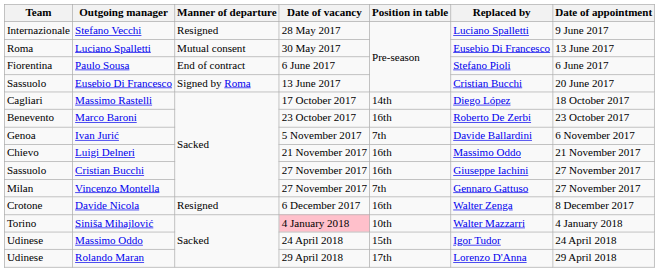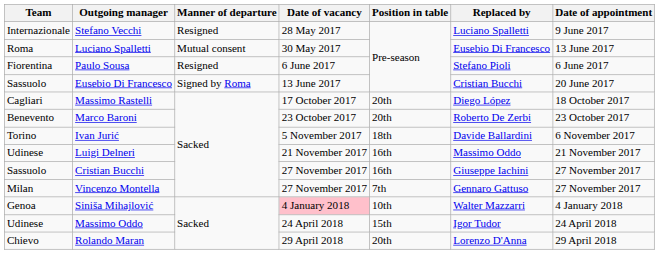(211, 65) End of contract -> (198, 65) Resigned
(382, 100) 14th -> (382, 100) 20th
(382, 118) 16th -> (382, 118) 20th
(21, 135) Genoa -> (22, 135) Torino
(379, 135) 7th -> (382, 135) 18th
(23, 153) Chievo -> (25, 153) Udinese
- row: (107, 205)
(22, 223) Torino -> (21, 205) Genoa
(25, 258) Udinese -> (23, 240) Chievo
(382, 258) 17th -> (382, 240) 20th
